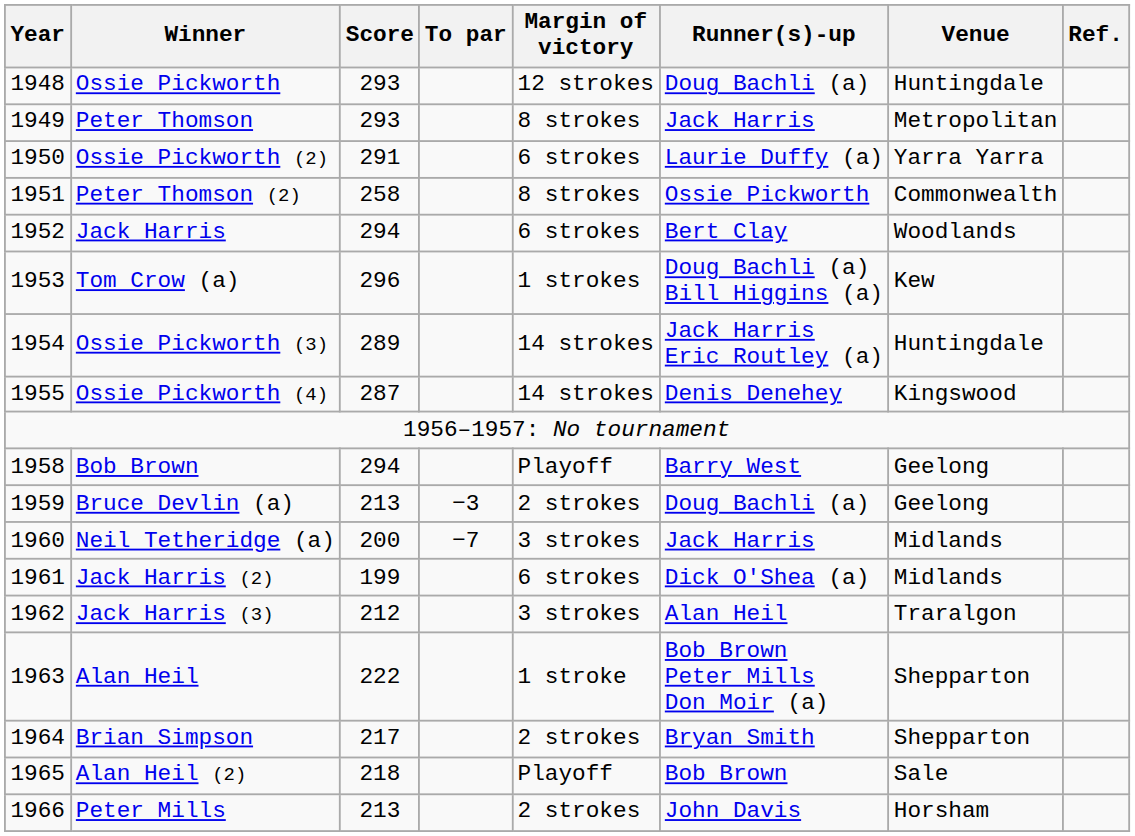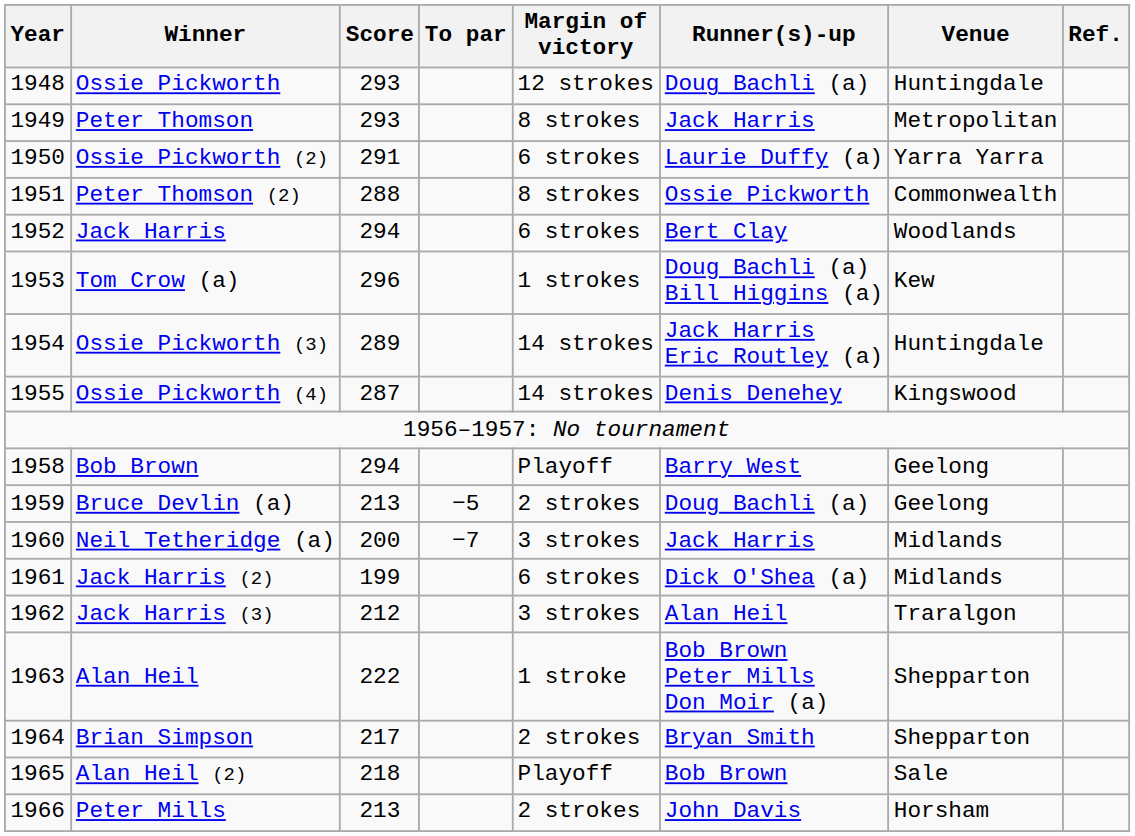(380, 196) 258 -> (380, 196) 288
(466, 504) −3 -> (466, 504) −5
